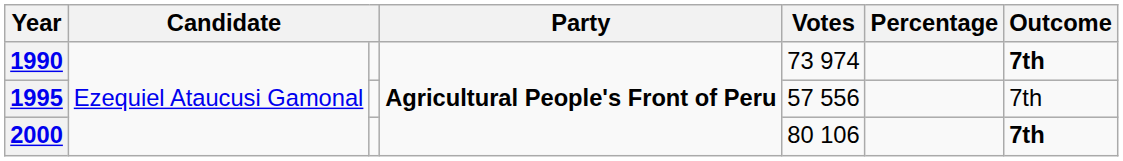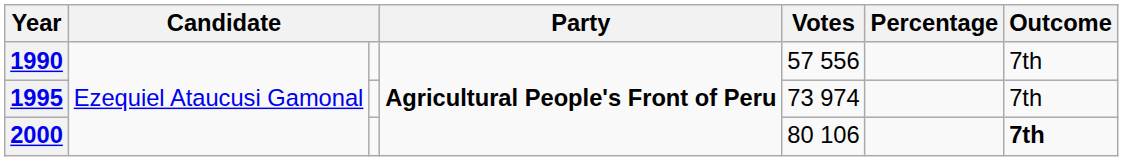(823, 60) 73 974 -> (823, 60) 57 556
(1027, 60) bold -> (1026, 60) normal
(823, 98) 57 556 -> (823, 98) 73 974
